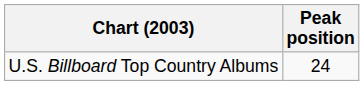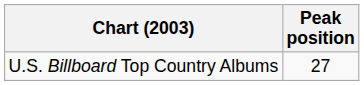(321, 66) 24 -> (321, 66) 27
